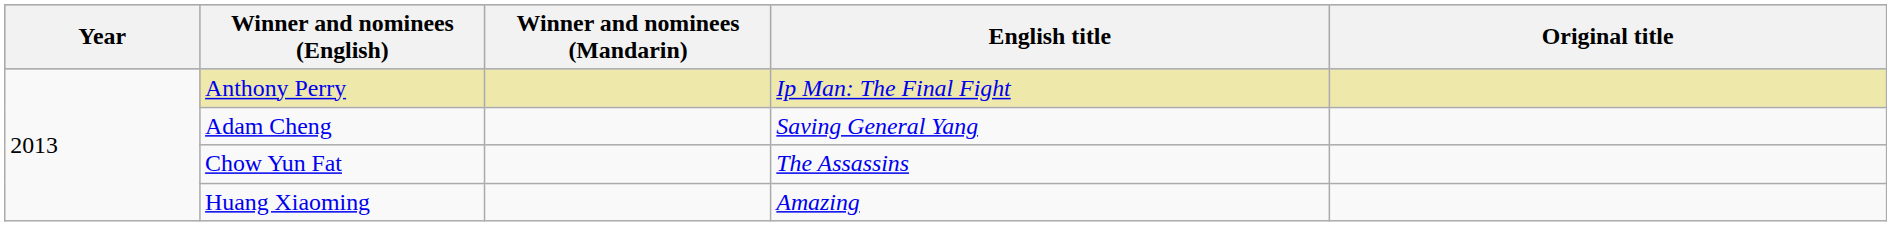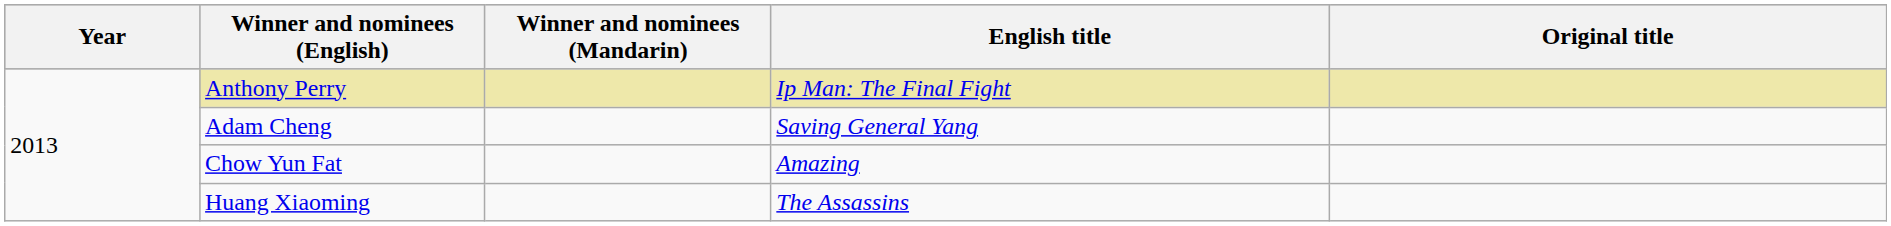(843, 163) The Assassins -> (818, 163) Amazing
(818, 201) Amazing -> (843, 201) The Assassins
